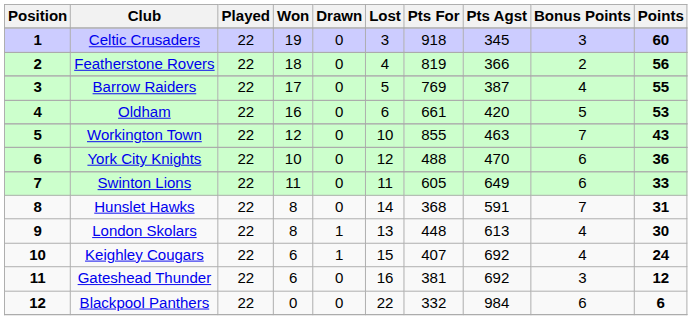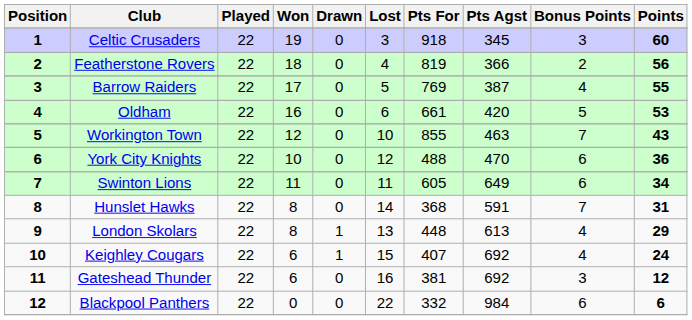(661, 183) 33 -> (661, 183) 34
(661, 231) 30 -> (661, 231) 29
